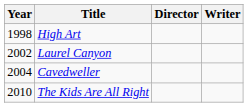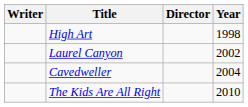columns swapped: (20, 14) <-> (223, 14)
